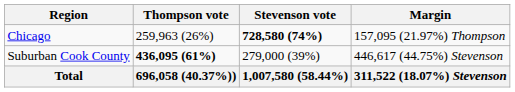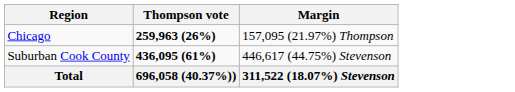- column: (295, 14)
(175, 35) normal -> (176, 35) bold
